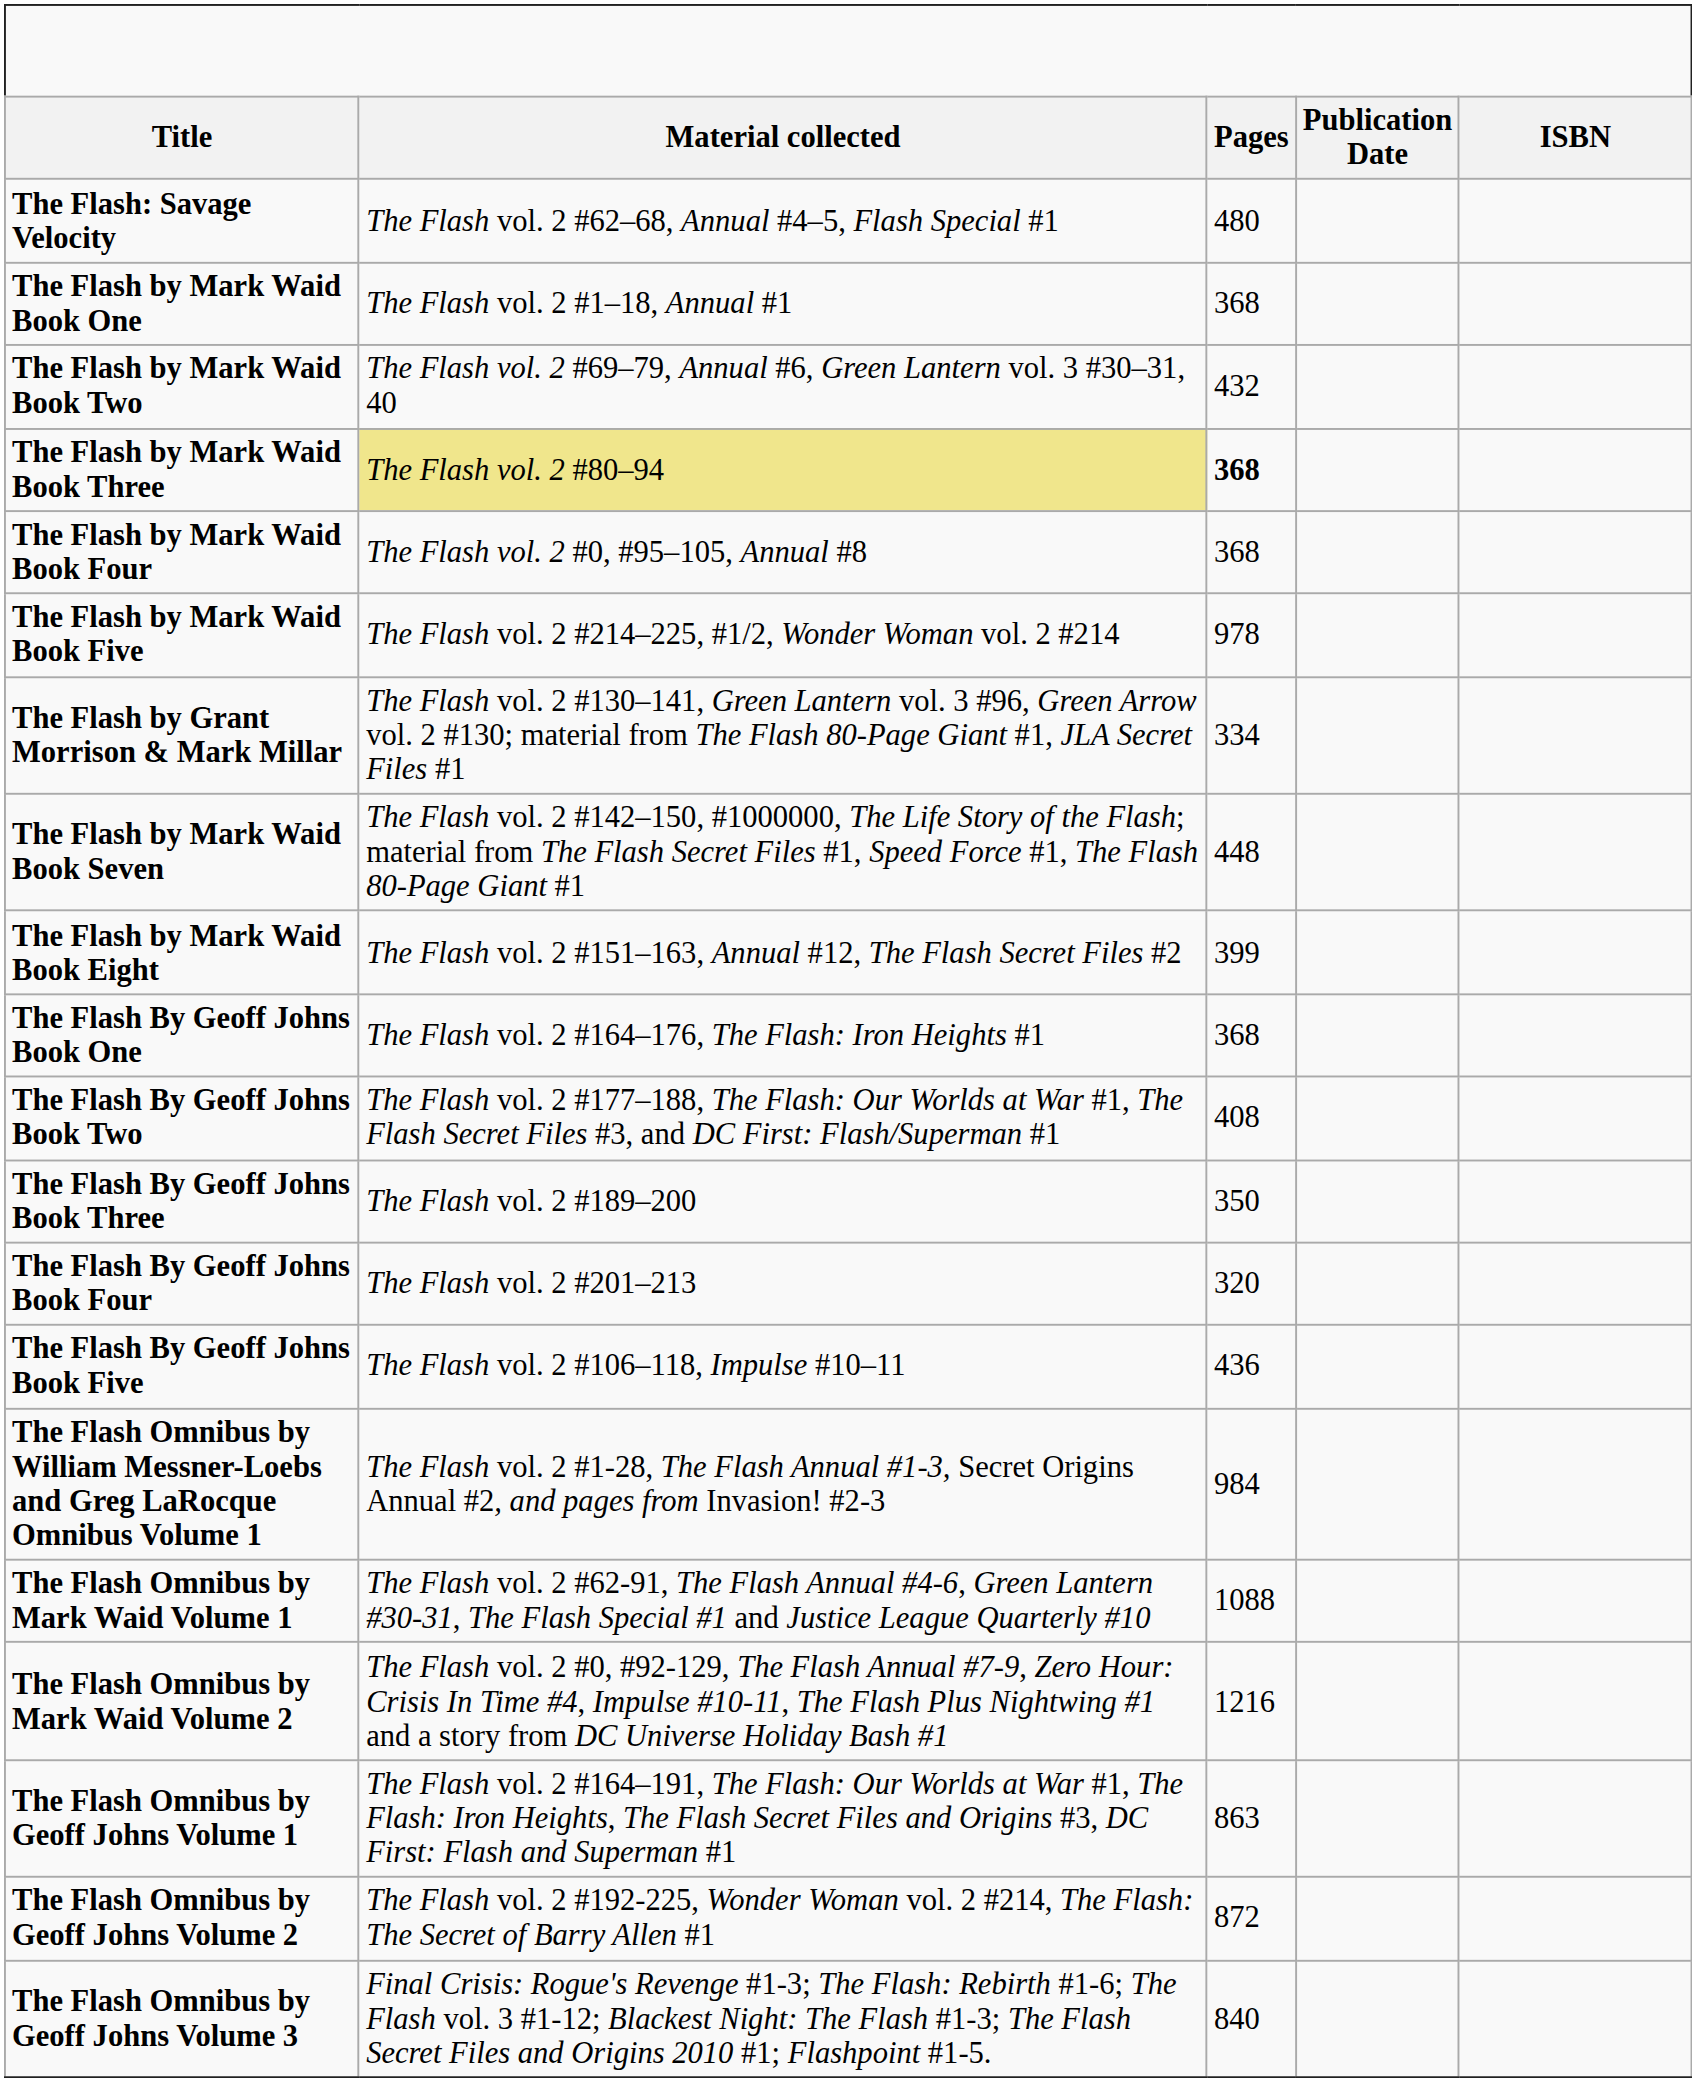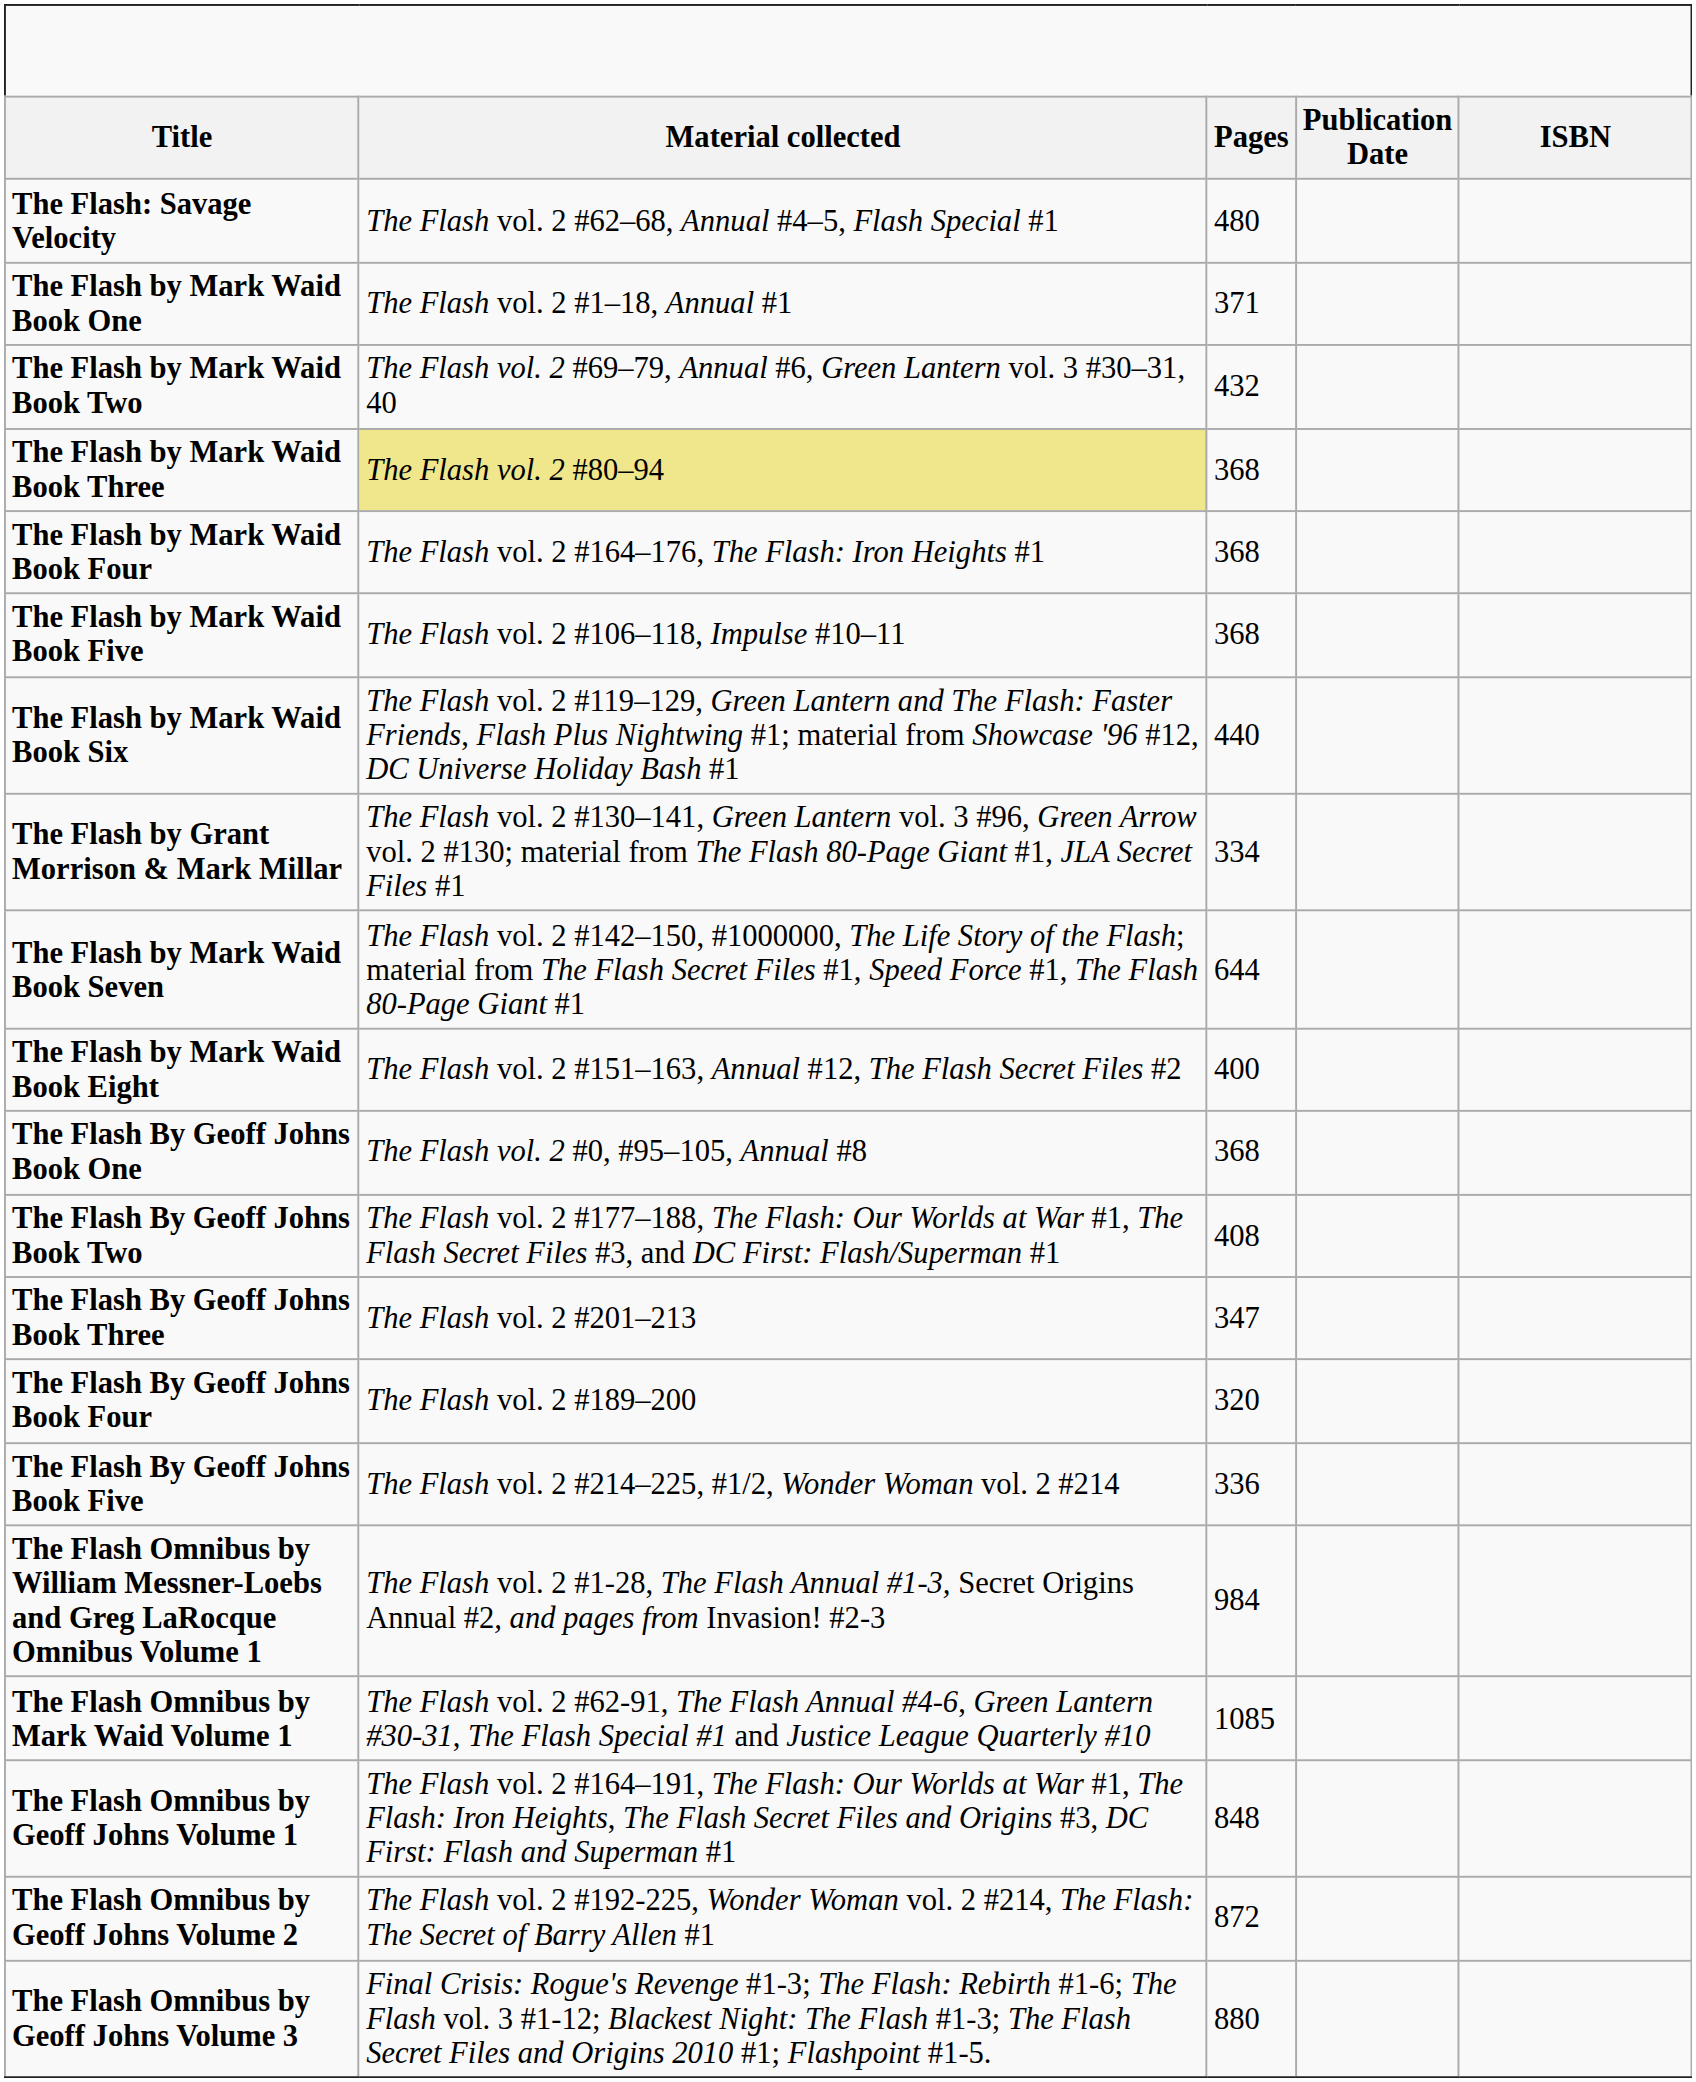(1237, 303) 368 -> (1237, 303) 371
(1237, 468) bold -> (1237, 468) normal
(617, 551) The Flash vol. 2 #0, #95–105, Annual #8 -> (706, 551) The Flash vol. 2 #164–176, The Flash: Iron Heights #1
(743, 634) The Flash vol. 2 #214–225, #1/2, Wonder Woman vol. 2 #214 -> (636, 634) The Flash vol. 2 #106–118, Impulse #10–11
(1237, 634) 978 -> (1237, 634) 368
+ row: (176, 734)
(1237, 851) 448 -> (1237, 969) 644
(1237, 951) 399 -> (1237, 1069) 400
(706, 1034) The Flash vol. 2 #164–176, The Flash: Iron Heights #1 -> (617, 1152) The Flash vol. 2 #0, #95–105, Annual #8
(531, 1200) The Flash vol. 2 #189–200 -> (531, 1317) The Flash vol. 2 #201–213
(1237, 1200) 350 -> (1237, 1317) 347
(531, 1283) The Flash vol. 2 #201–213 -> (531, 1400) The Flash vol. 2 #189–200
(636, 1366) The Flash vol. 2 #106–118, Impulse #10–11 -> (743, 1483) The Flash vol. 2 #214–225, #1/2, Wonder Woman vol. 2 #214
(1237, 1366) 436 -> (1237, 1483) 336
(1245, 1600) 1088 -> (1245, 1717) 1085
- row: (161, 1700)
(1237, 1817) 863 -> (1237, 1817) 848
(1237, 2017) 840 -> (1237, 2017) 880
